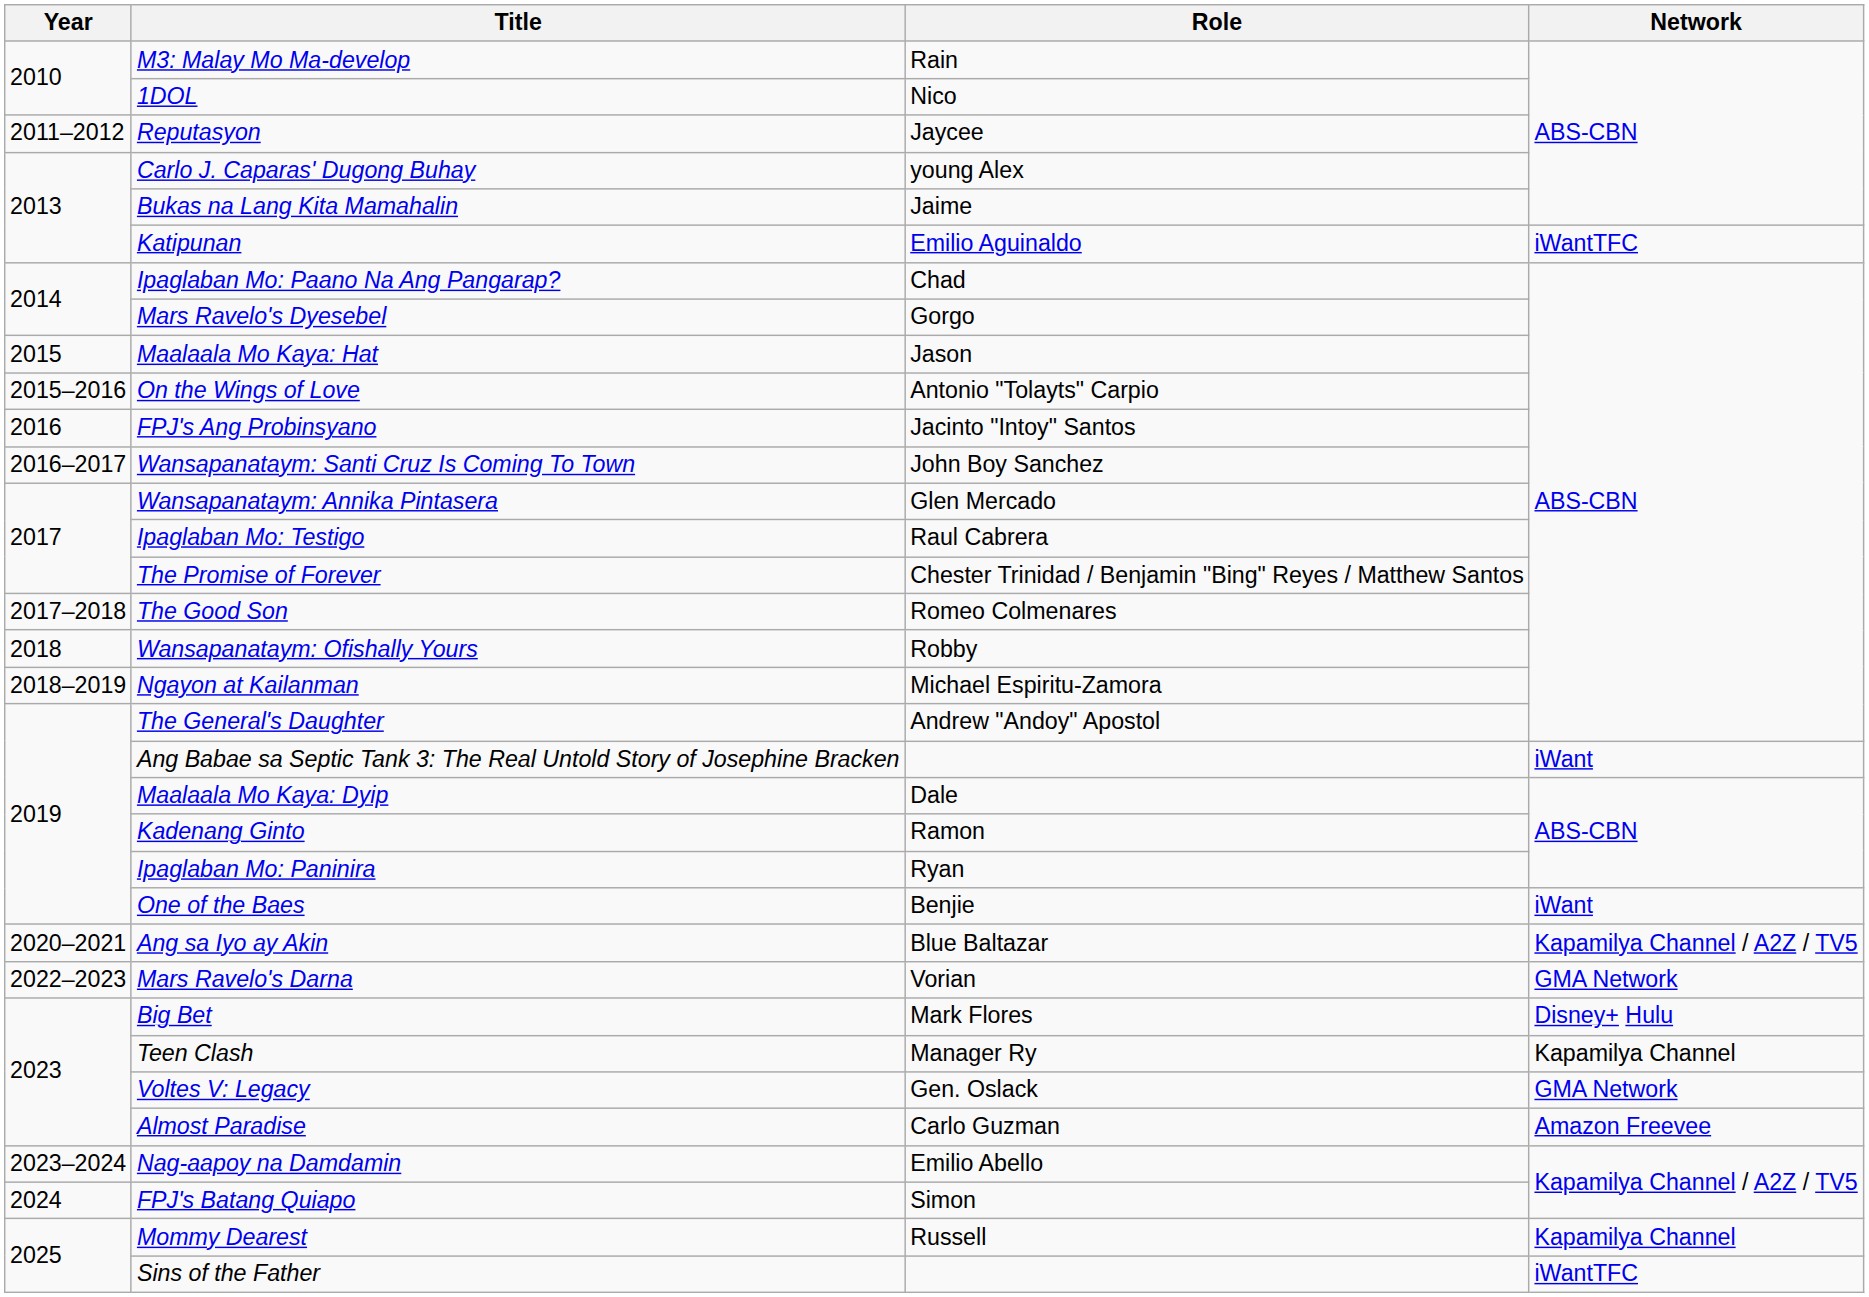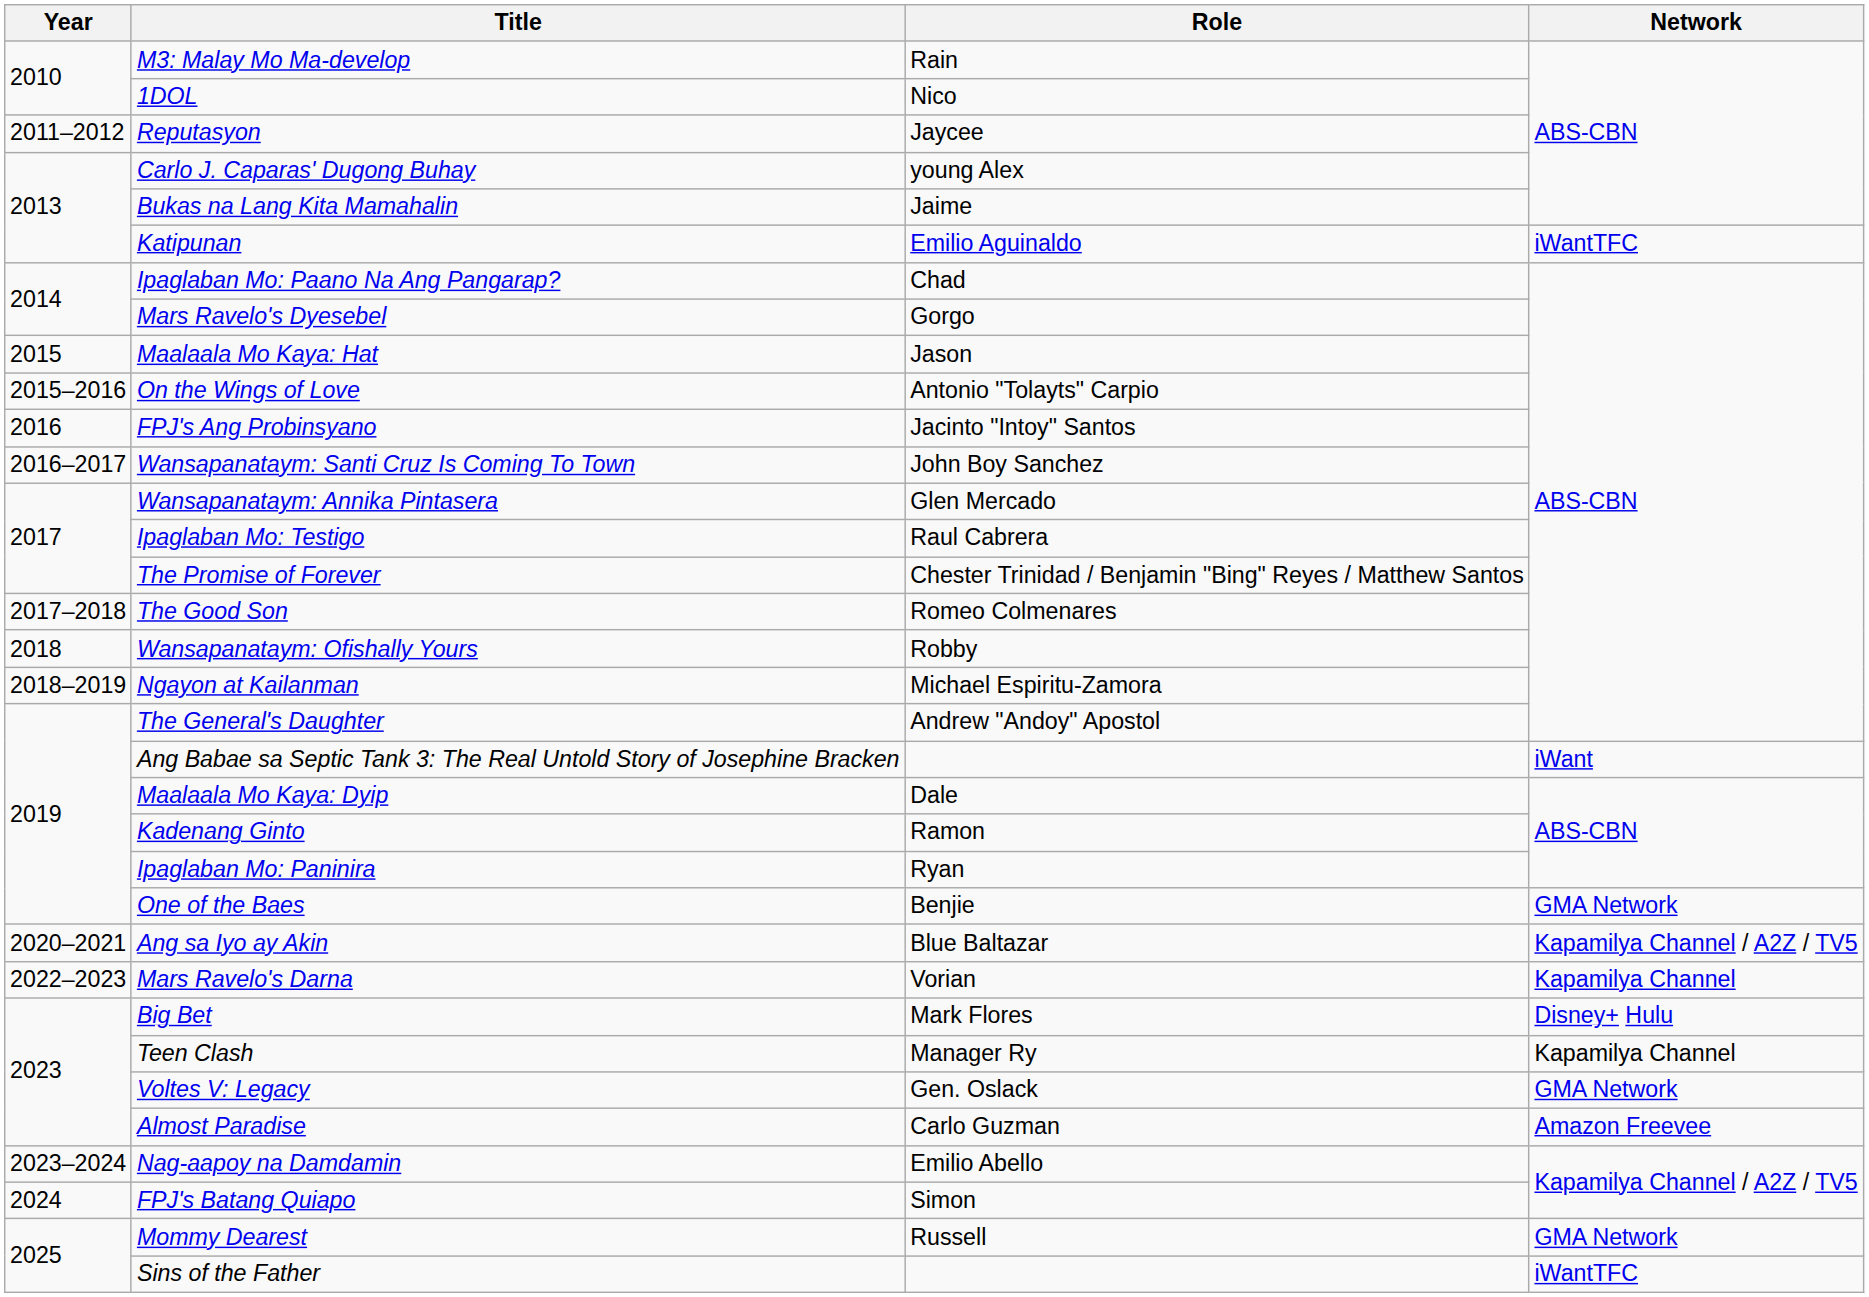(1564, 905) iWant -> (1606, 905) GMA Network
(1606, 979) GMA Network -> (1635, 979) Kapamilya Channel
(1635, 1237) Kapamilya Channel -> (1606, 1237) GMA Network
